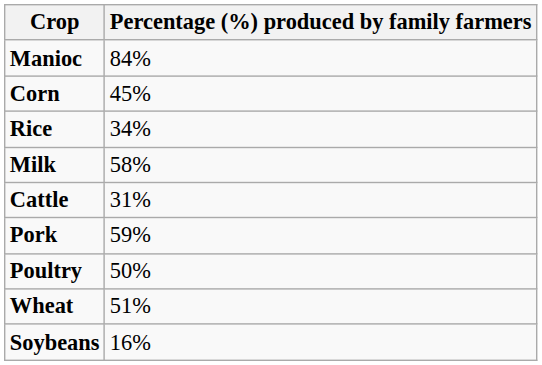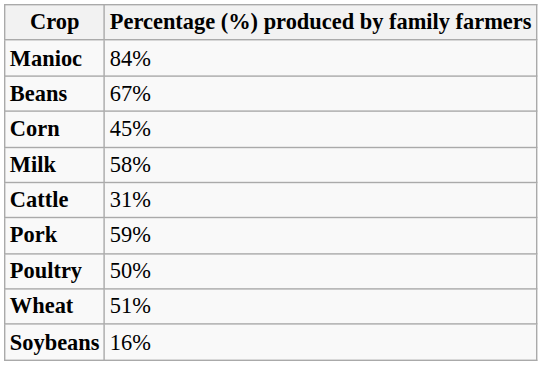+ row: (38, 93)
- row: (31, 128)
